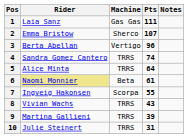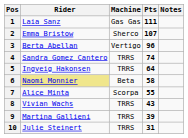(46, 69) Alice Minta -> (56, 69) Ingveig Hakonsen
(151, 81) 61 -> (151, 81) 58
(56, 93) Ingveig Hakonsen -> (46, 93) Alice Minta
